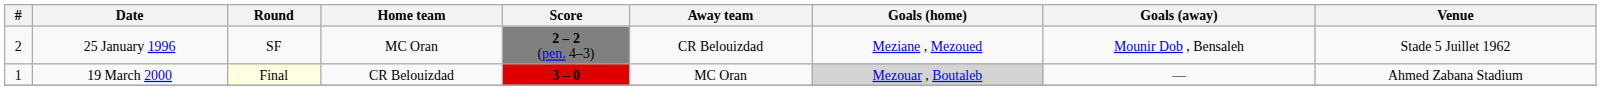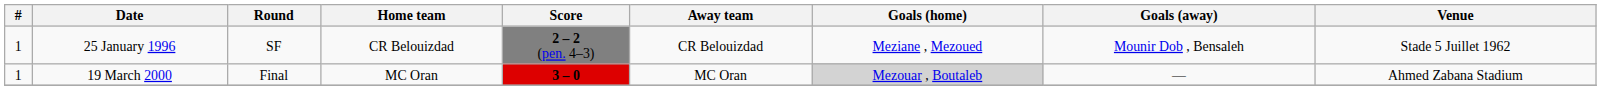(18, 45) 2 -> (18, 45) 1
(411, 45) MC Oran -> (411, 45) CR Belouizdad
(274, 74) lightyellow background -> (274, 74) no background
(411, 74) CR Belouizdad -> (411, 74) MC Oran
